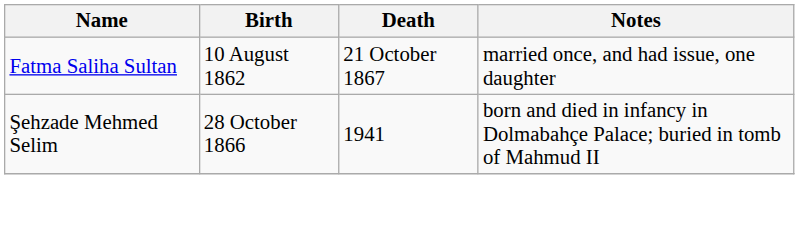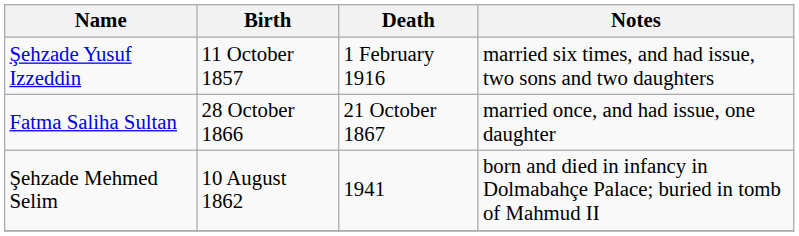+ row: (71, 65)
(246, 65) 10 August 1862 -> (248, 122) 28 October 1866
(250, 133) 28 October 1866 -> (244, 190) 10 August 1862
